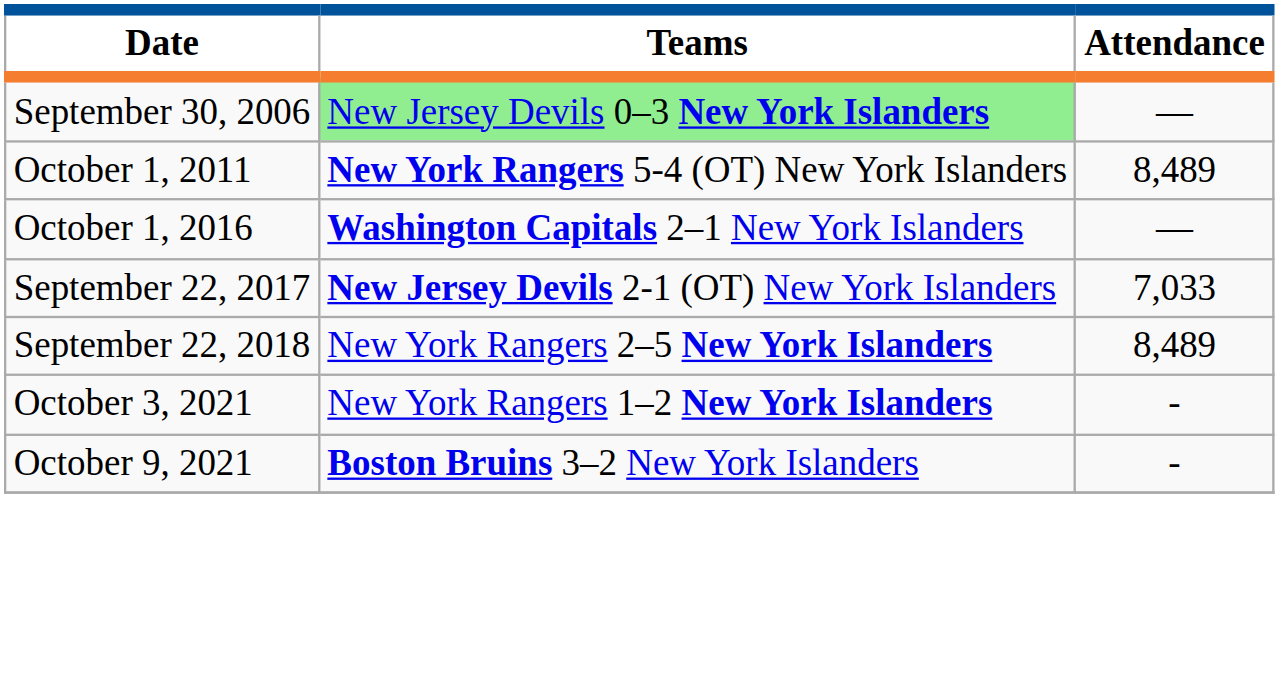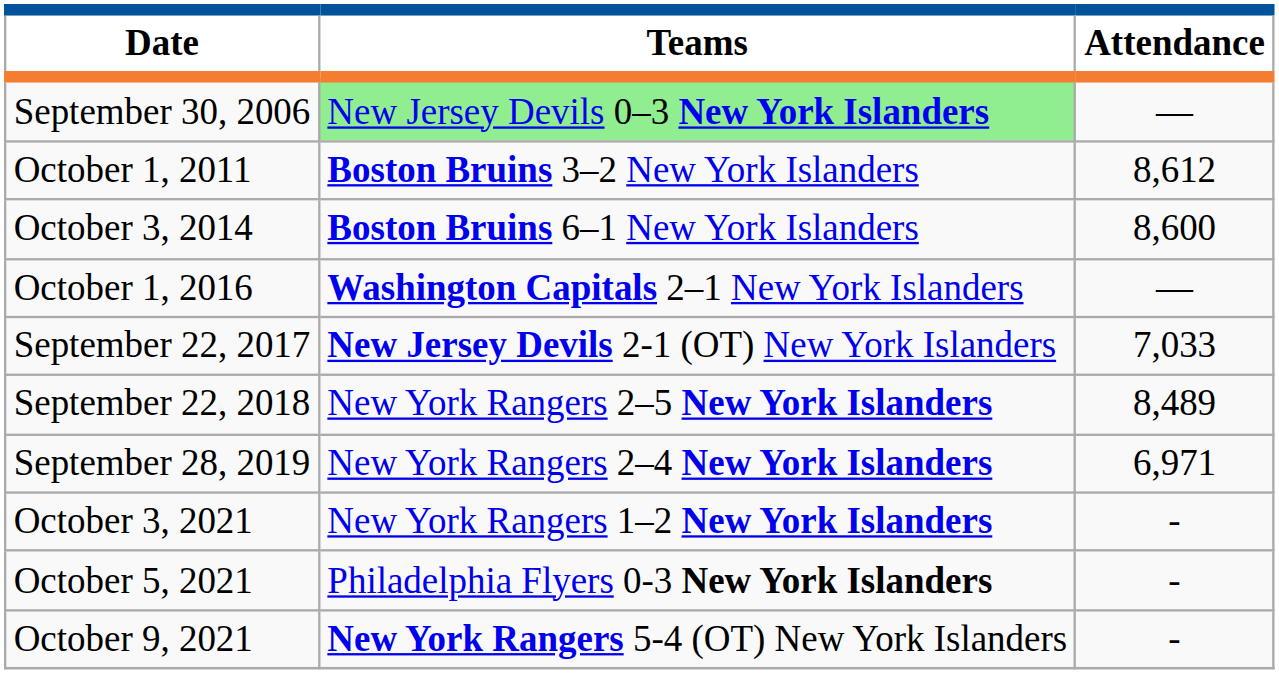(697, 169) New York Rangers 5-4 (OT) New York Islanders -> (623, 169) Boston Bruins 3–2 New York Islanders
(1175, 169) 8,489 -> (1175, 169) 8,612
+ row: (133, 228)
+ row: (162, 462)
+ row: (133, 579)
(623, 462) Boston Bruins 3–2 New York Islanders -> (697, 638) New York Rangers 5-4 (OT) New York Islanders
